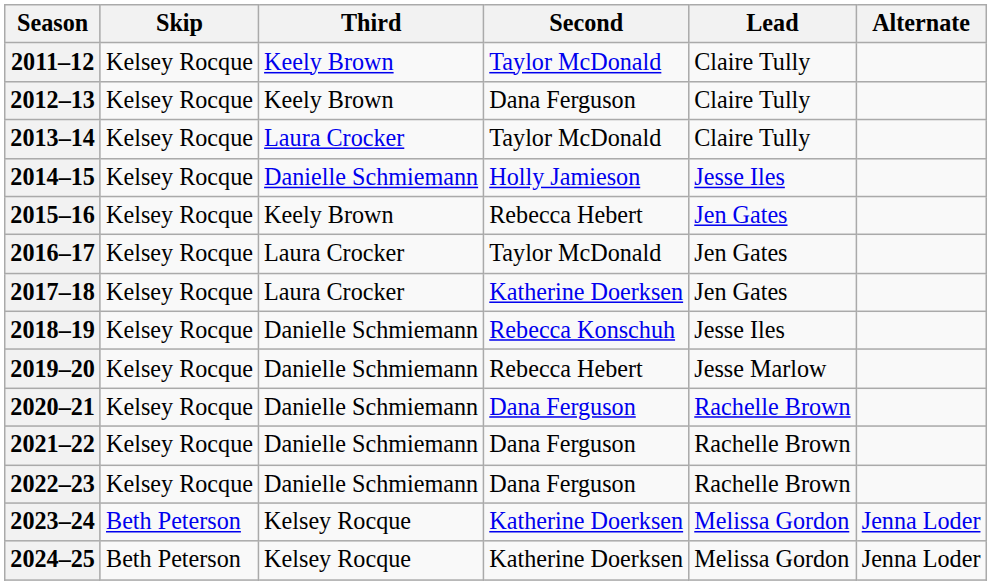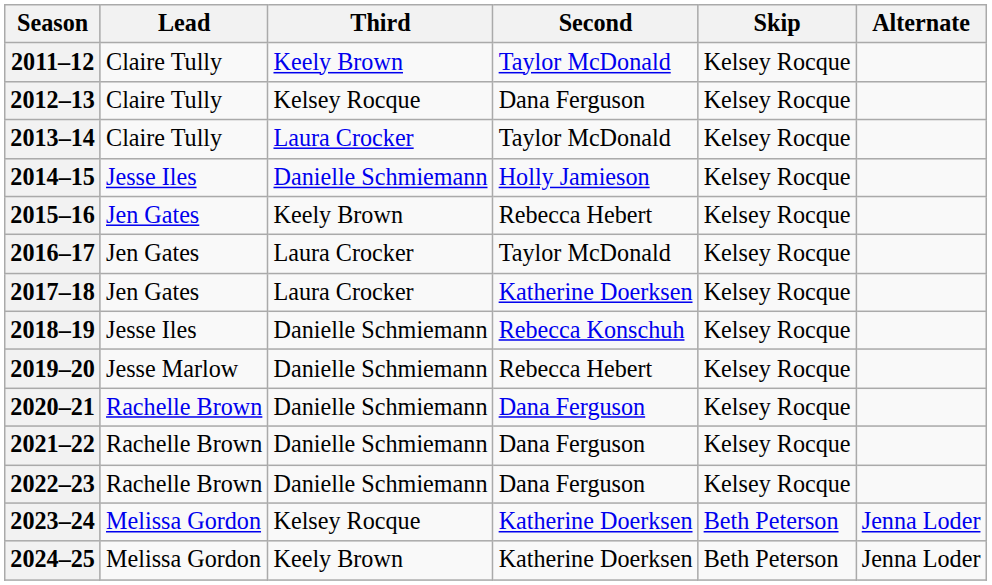columns swapped: (179, 23) <-> (772, 23)
(329, 100) Keely Brown -> (347, 100) Kelsey Rocque
(338, 560) Kelsey Rocque -> (338, 560) Keely Brown
